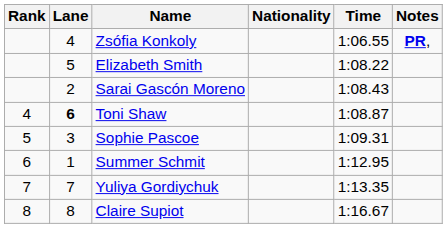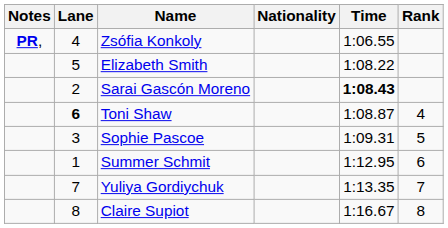columns swapped: (27, 16) <-> (417, 16)
(363, 89) normal -> (369, 89) bold
